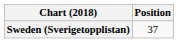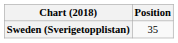(153, 29) 37 -> (153, 29) 35
